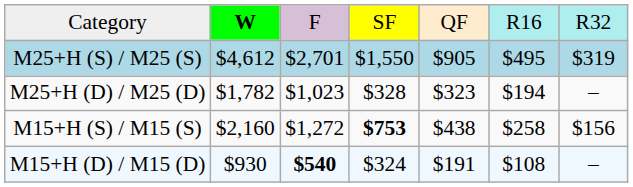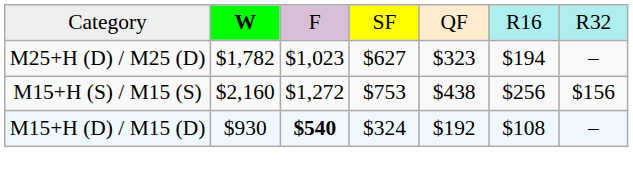- row: (108, 57)
(384, 93) $328 -> (384, 57) $627
(384, 128) bold -> (384, 93) normal
(524, 128) $258 -> (524, 93) $256
(454, 164) $191 -> (454, 128) $192
